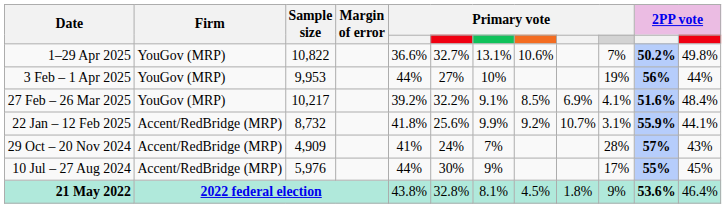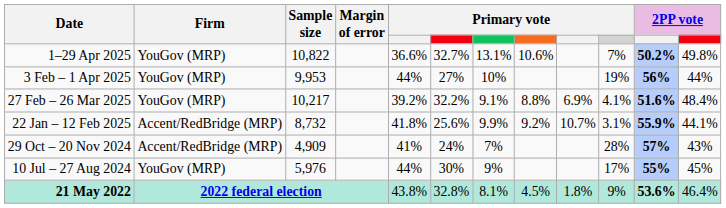(536, 101) 8.5% -> (536, 101) 8.8%
(210, 169) Accent/RedBridge (MRP) -> (181, 169) YouGov (MRP)
